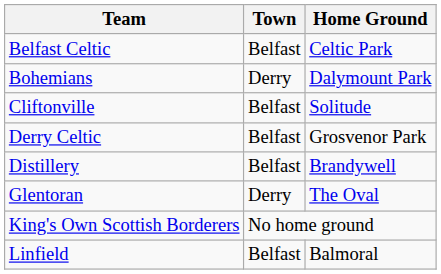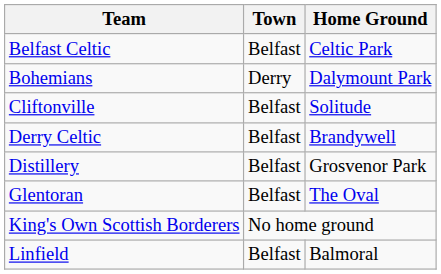(368, 136) Grosvenor Park -> (353, 136) Brandywell
(353, 166) Brandywell -> (368, 166) Grosvenor Park
(270, 195) Derry -> (274, 195) Belfast
